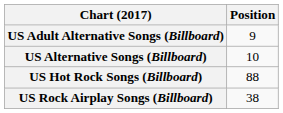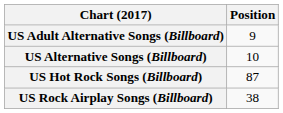(253, 77) 88 -> (253, 77) 87
